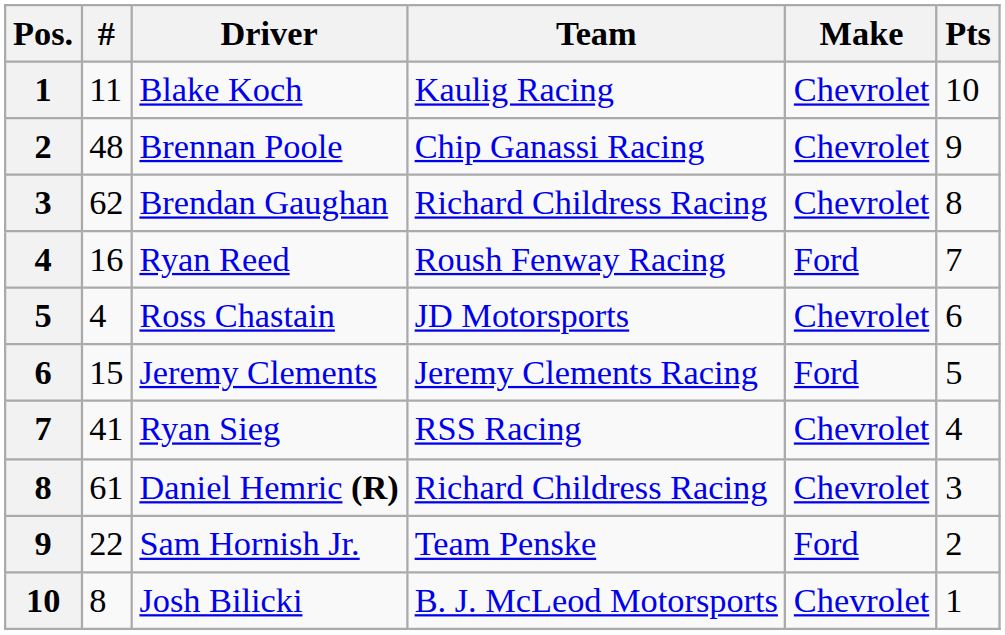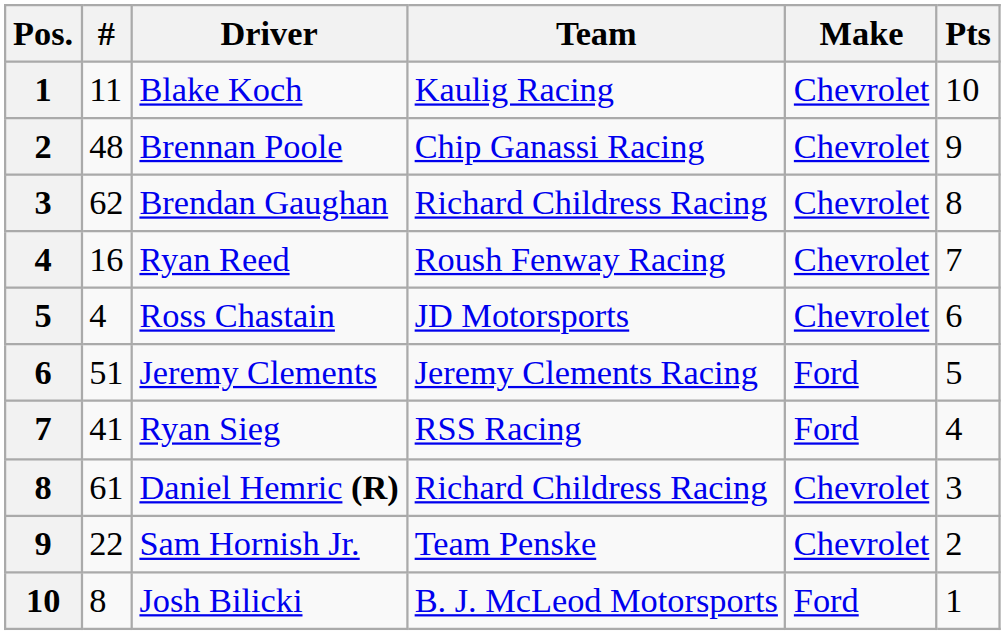(826, 259) Ford -> (862, 259) Chevrolet
(106, 372) 15 -> (106, 372) 51
(862, 429) Chevrolet -> (826, 429) Ford
(826, 542) Ford -> (862, 542) Chevrolet
(862, 599) Chevrolet -> (826, 599) Ford
